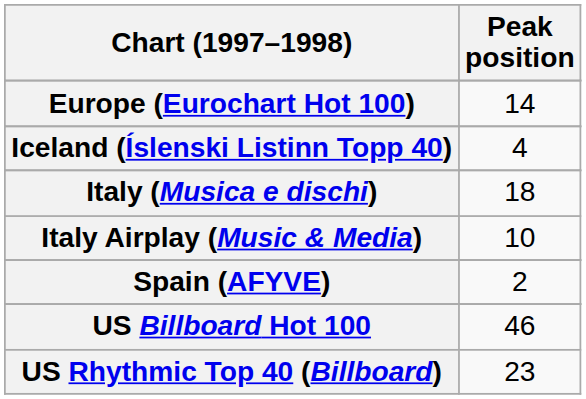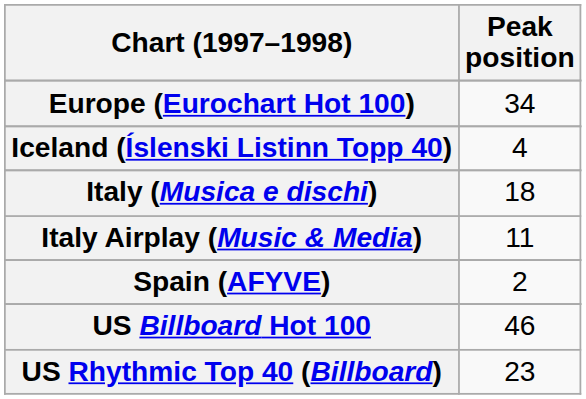(520, 103) 14 -> (520, 103) 34
(520, 237) 10 -> (520, 237) 11
